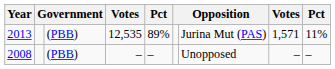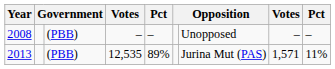rows swapped: (19, 54) <-> (19, 34)
